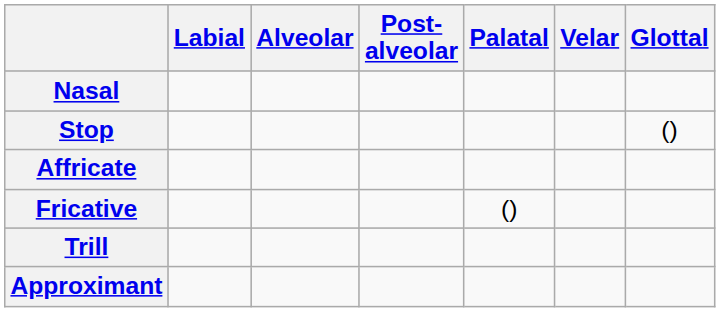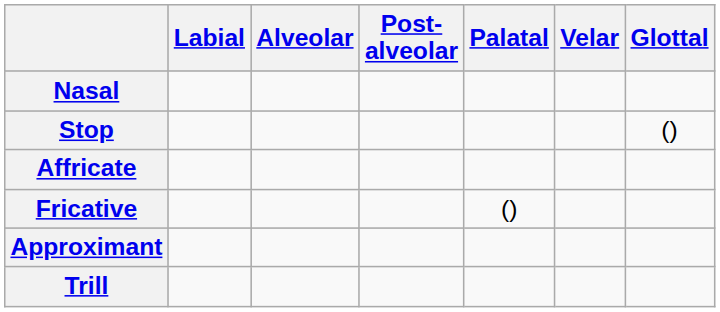rows swapped: (86, 247) <-> (86, 286)
